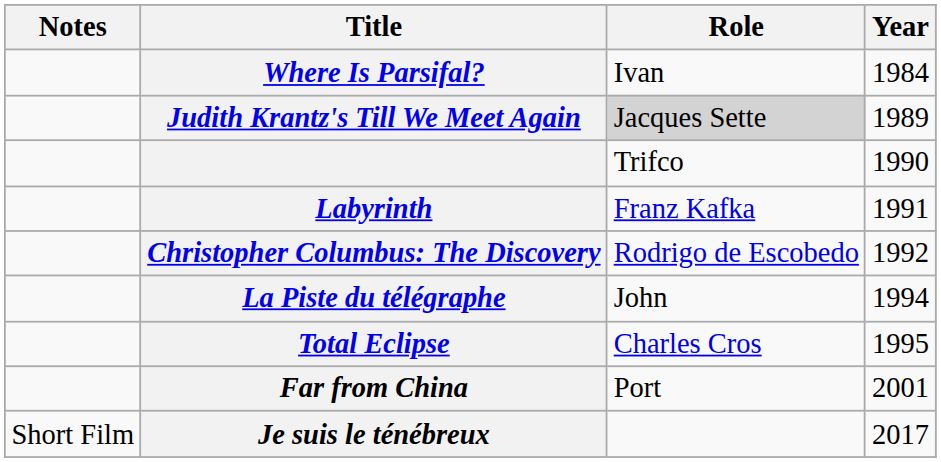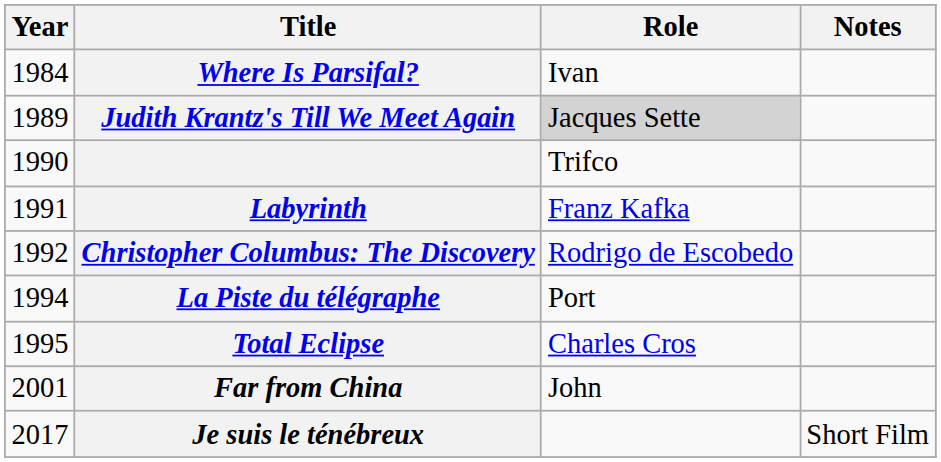columns swapped: (900, 27) <-> (73, 27)
(641, 298) John -> (572, 298) Port
(637, 388) Port -> (575, 388) John
